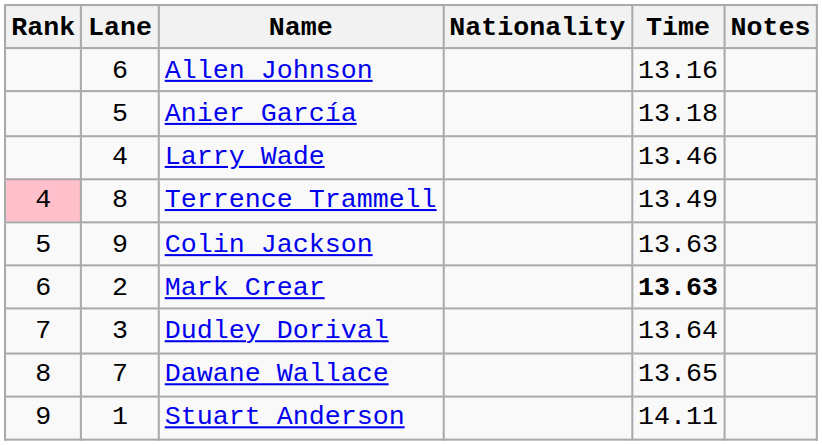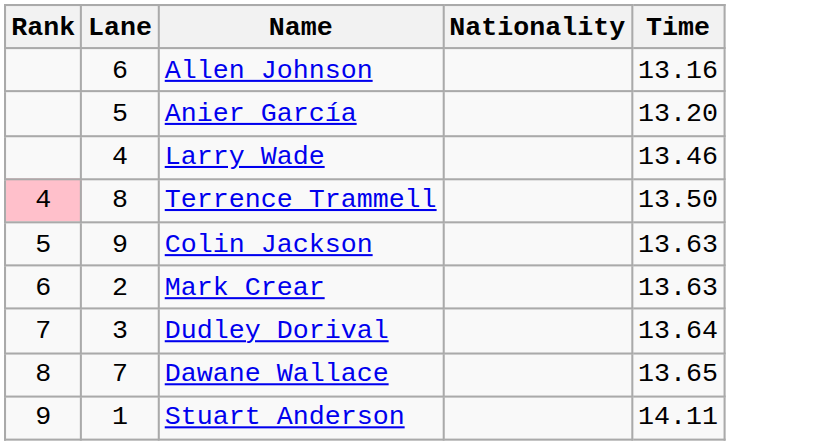- column: (771, 27)
(678, 114) 13.18 -> (678, 114) 13.20
(678, 200) 13.49 -> (678, 200) 13.50
(678, 287) bold -> (678, 287) normal
